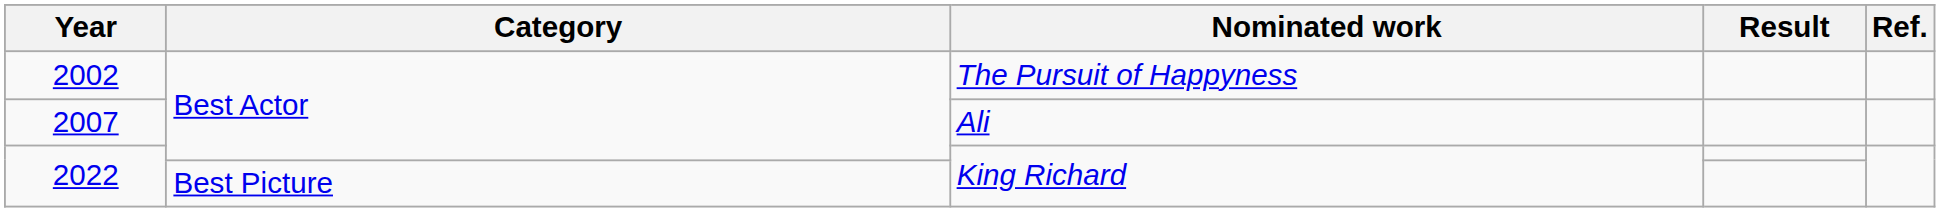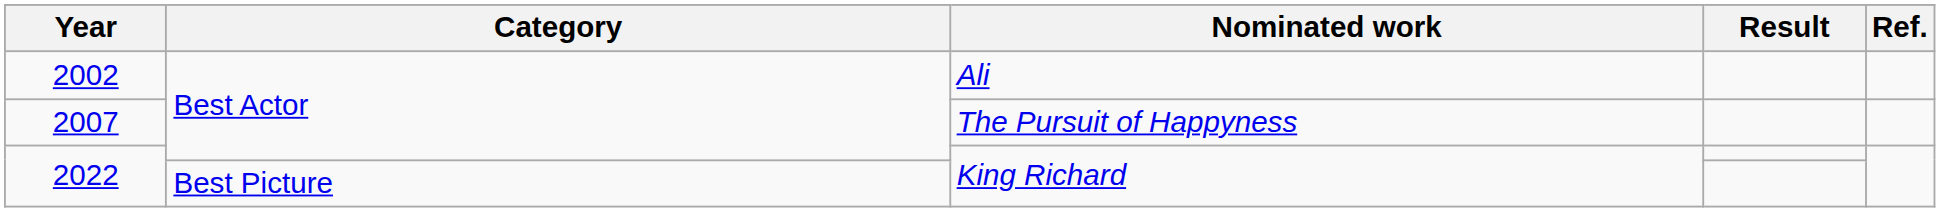(1127, 74) The Pursuit of Happyness -> (973, 74) Ali
(973, 121) Ali -> (1127, 121) The Pursuit of Happyness
